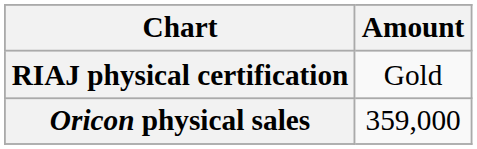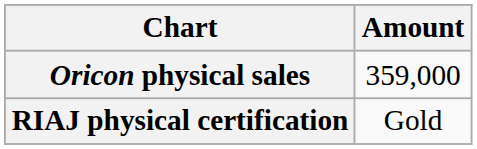rows swapped: (180, 120) <-> (180, 74)
